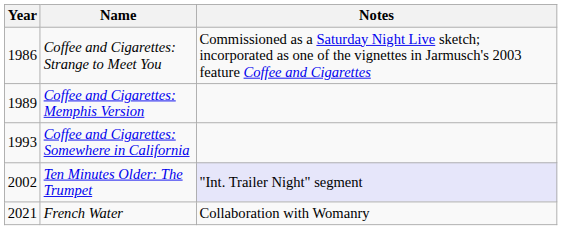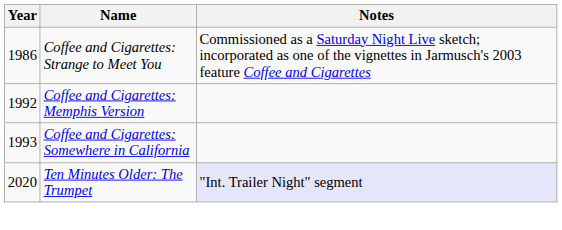(22, 103) 1989 -> (22, 103) 1992
(22, 182) 2002 -> (22, 182) 2020
- row: (83, 213)
